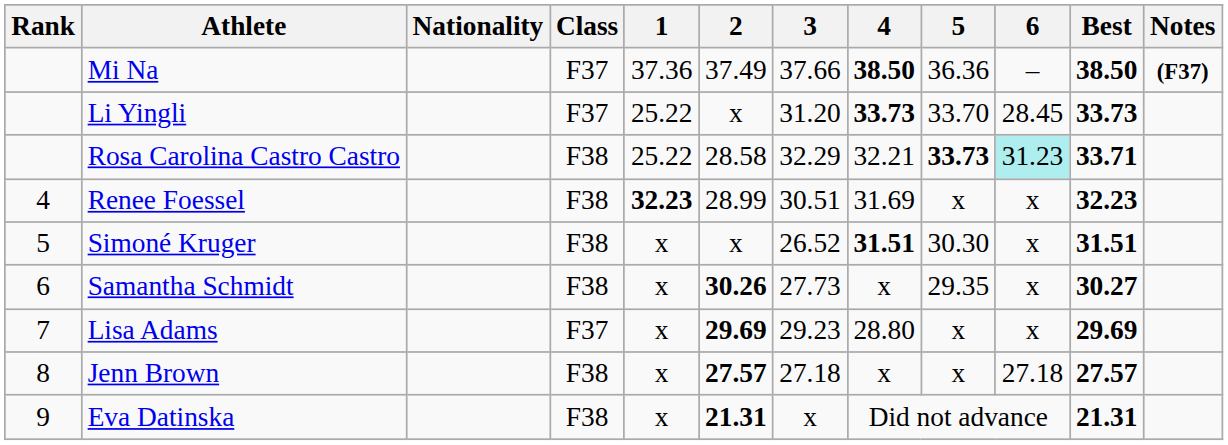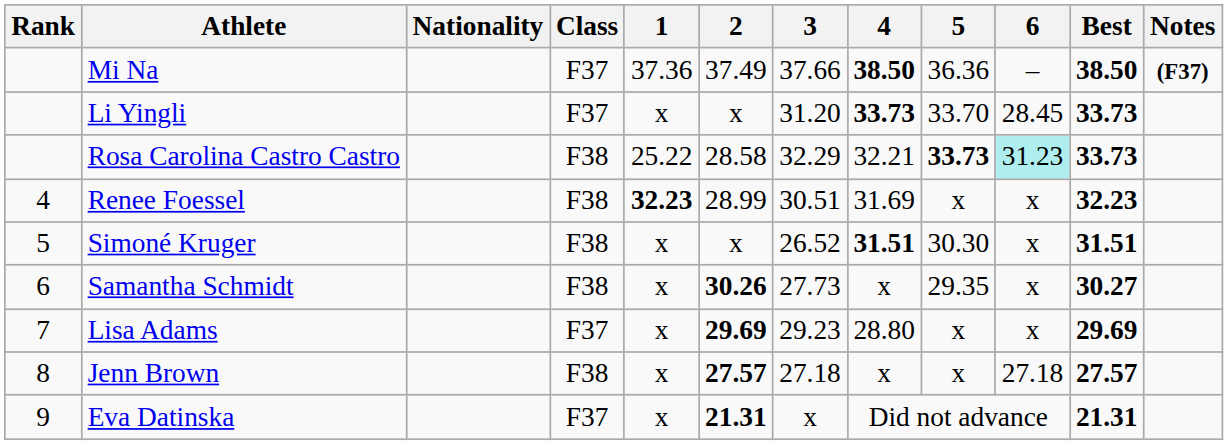(662, 112) 25.22 -> (662, 112) x
(1107, 156) 33.71 -> (1107, 156) 33.73
(587, 416) F38 -> (587, 416) F37
